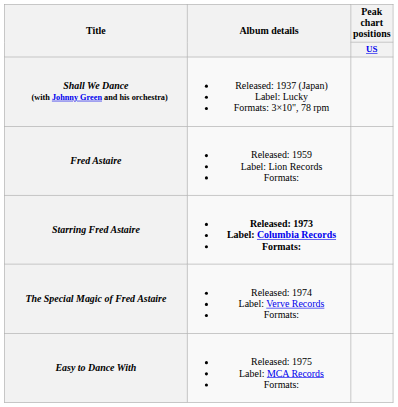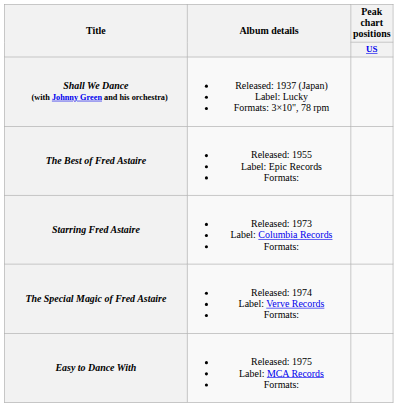+ row: (96, 160)
- row: (96, 160)
(269, 235) bold -> (269, 235) normal
